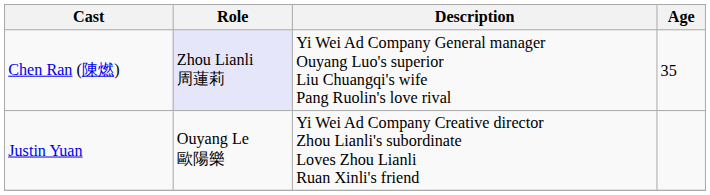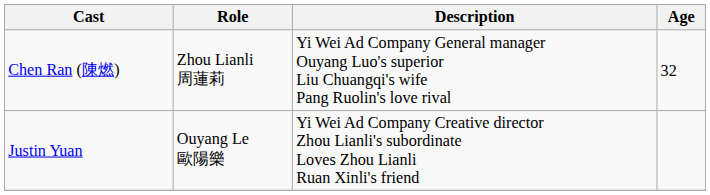(215, 69) lavender background -> (215, 69) no background
(669, 70) 35 -> (669, 70) 32
